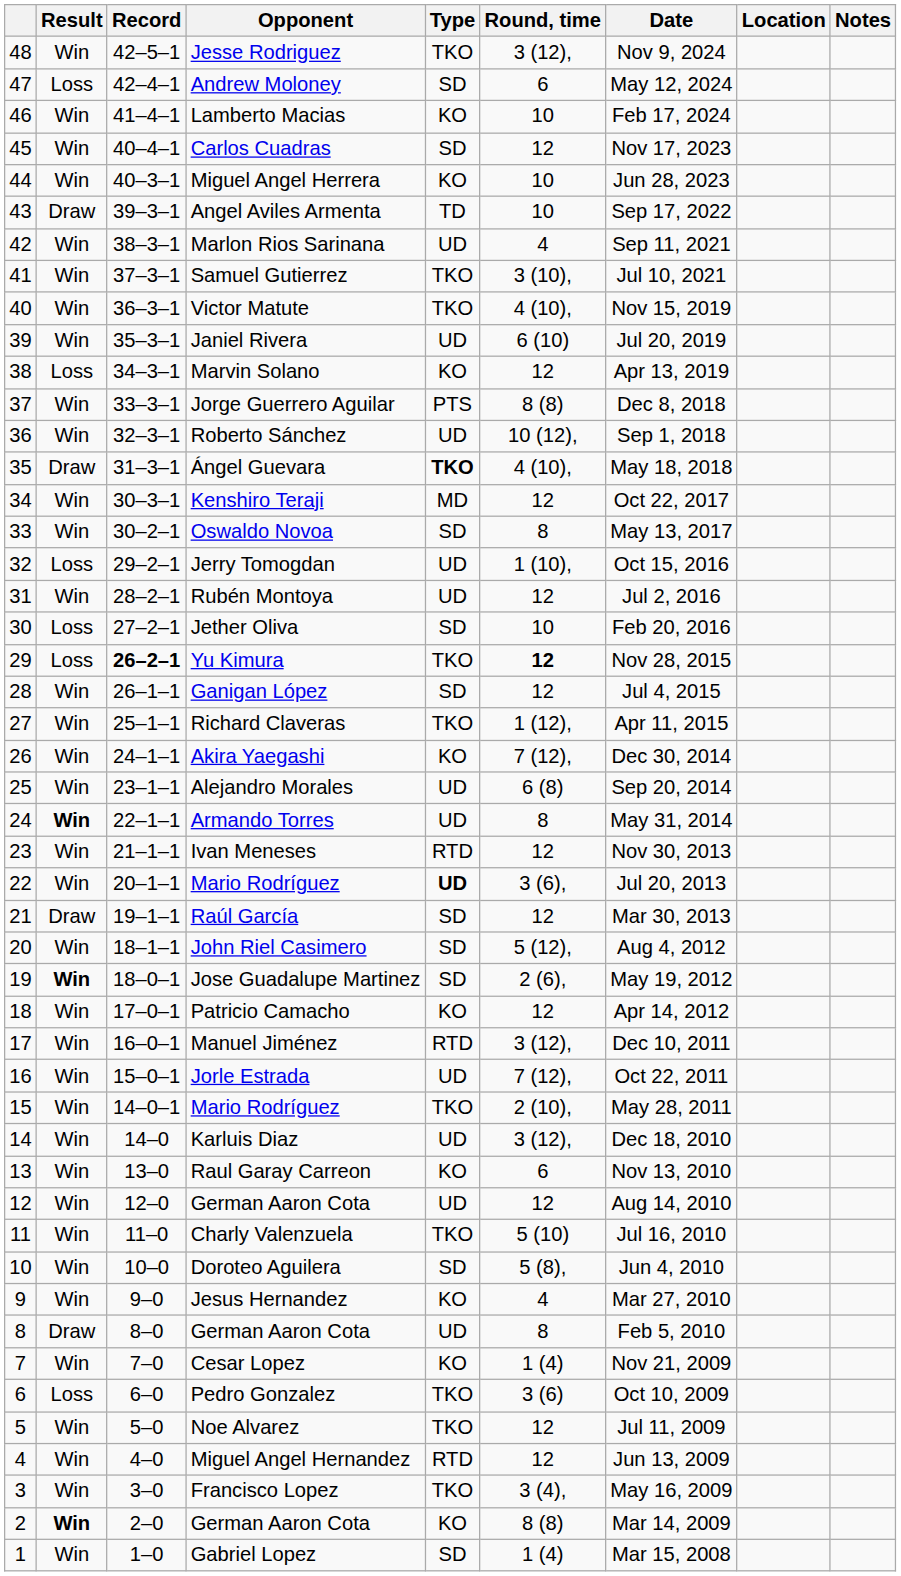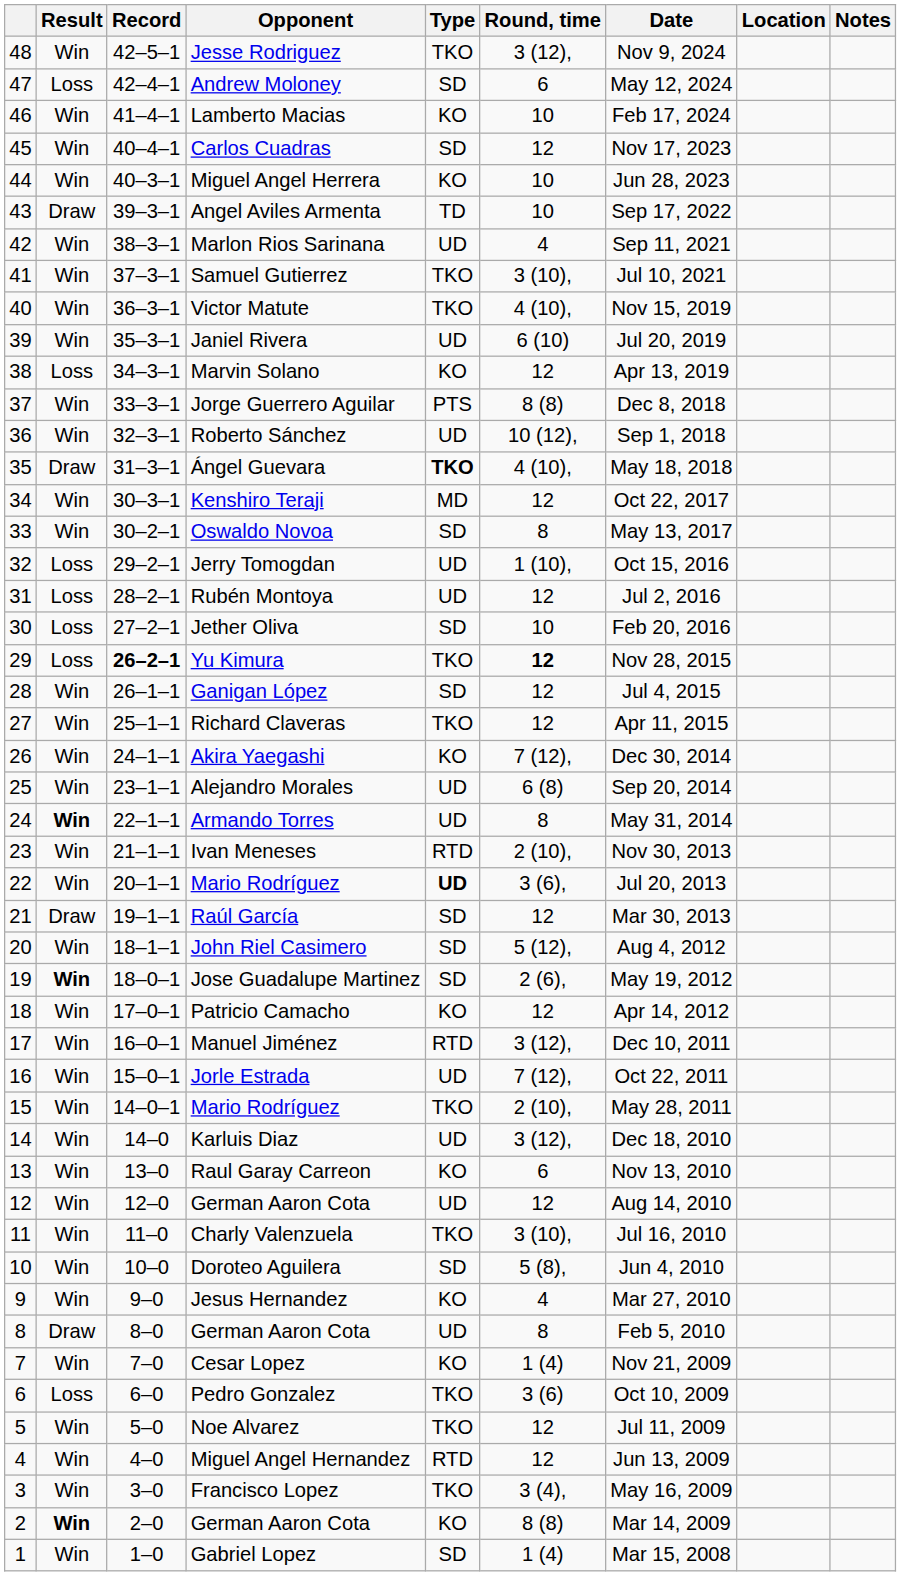(72, 595) Win -> (72, 595) Loss
(543, 723) 1 (12), -> (543, 723) 12
(543, 851) 12 -> (543, 851) 2 (10),
(543, 1235) 5 (10) -> (543, 1235) 3 (10),
